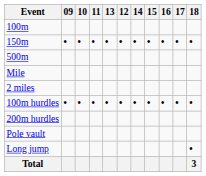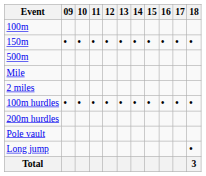columns swapped: (124, 12) <-> (110, 12)
